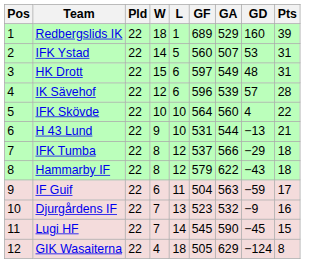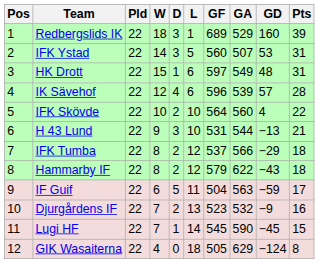+ column: (177, 14)
